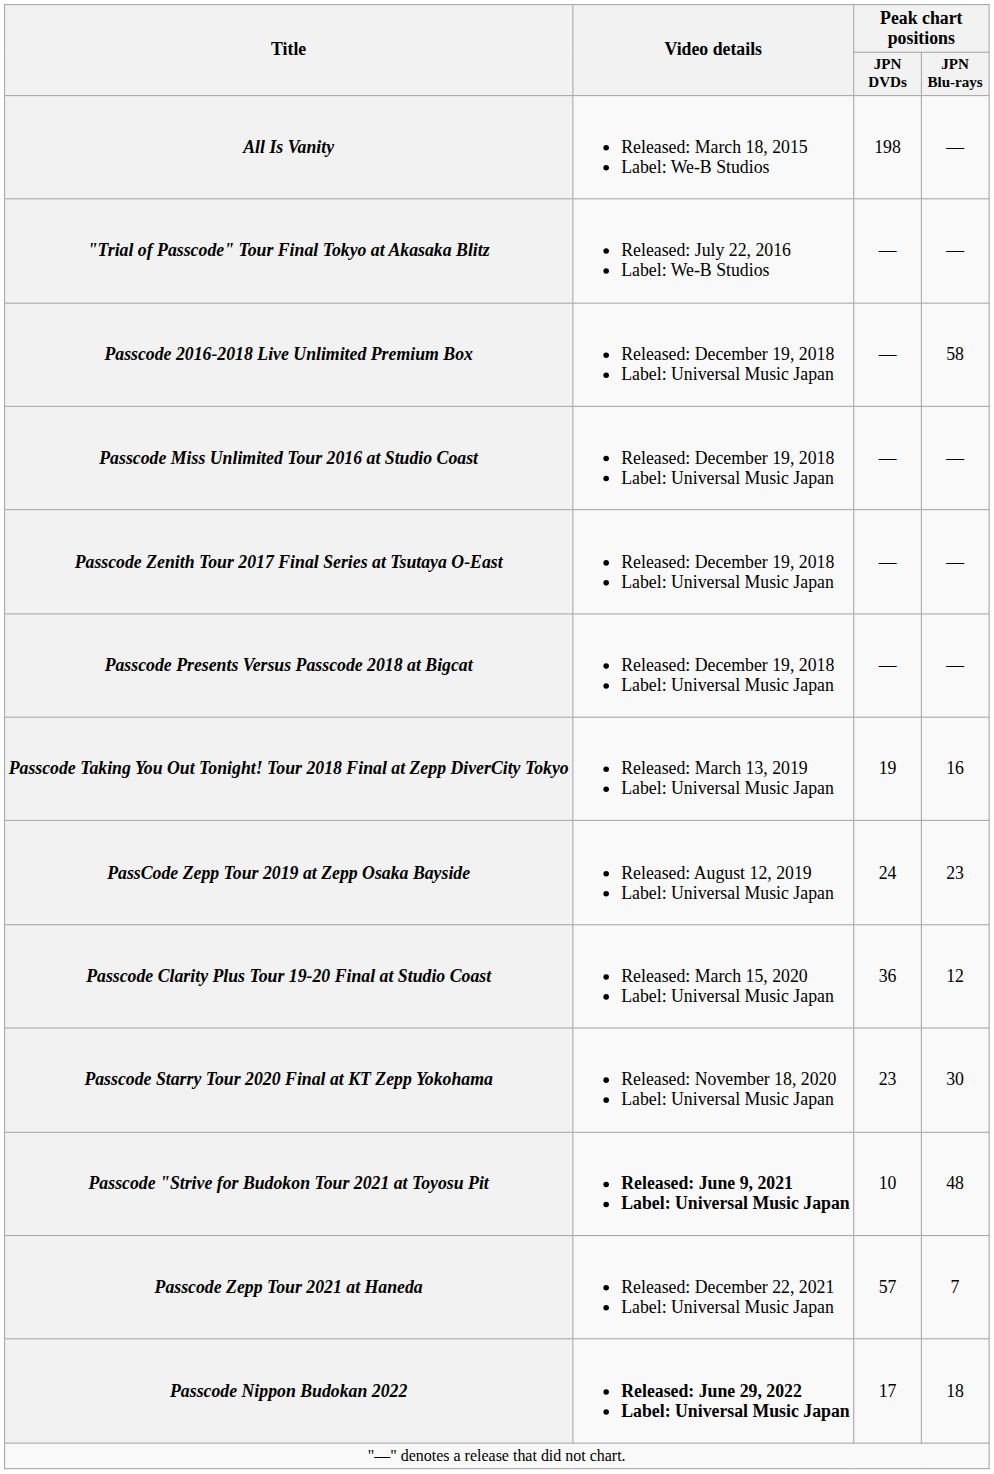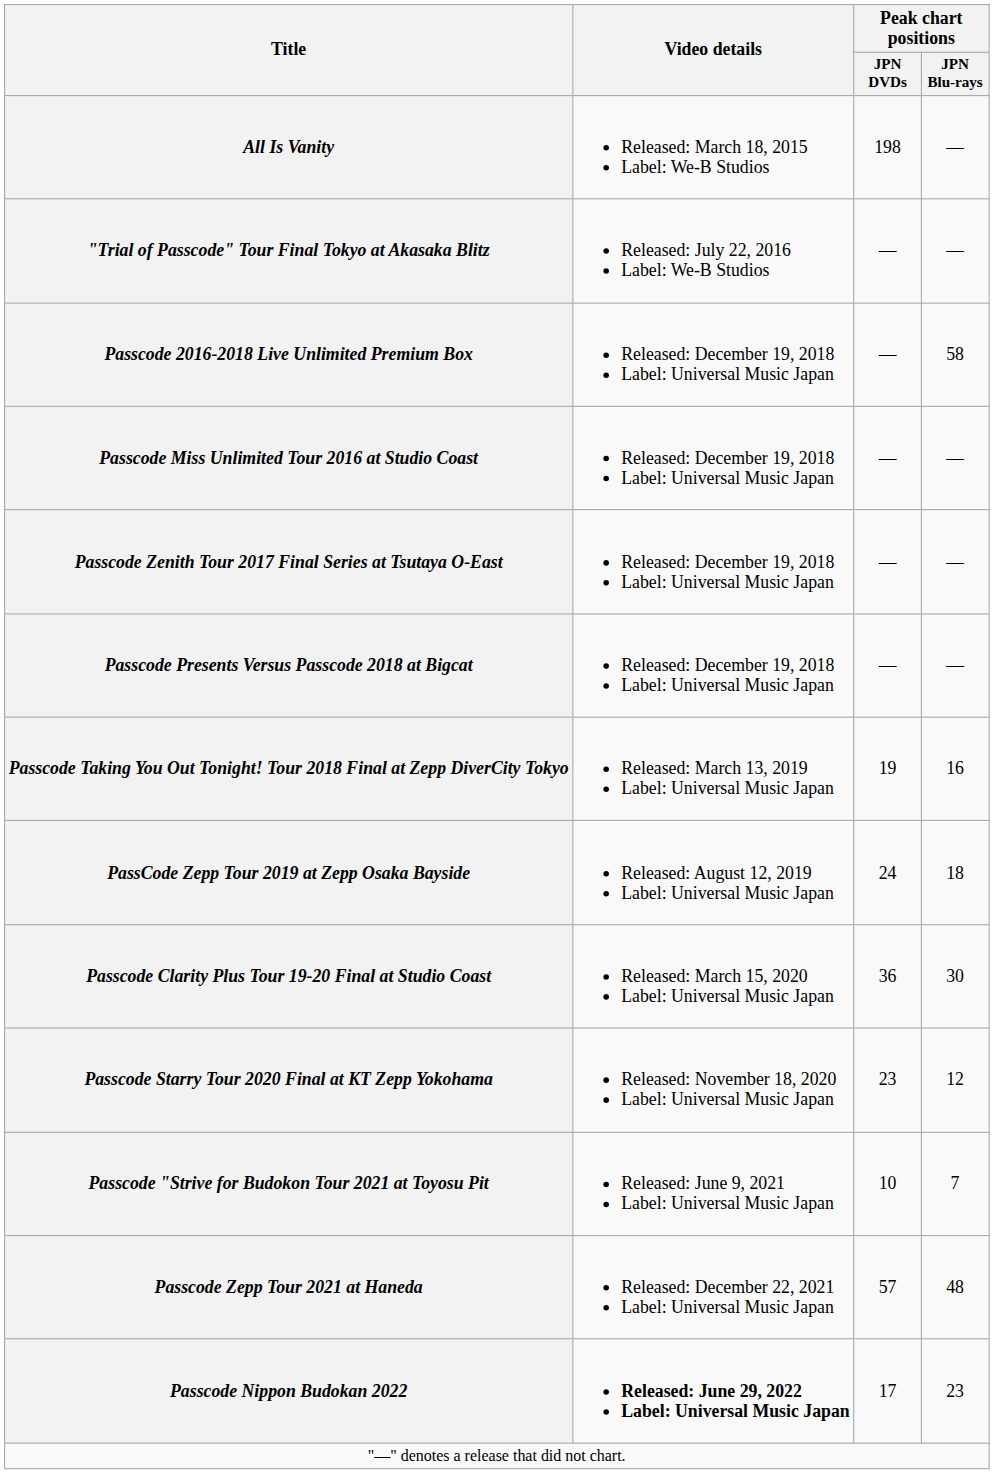(955, 872) 23 -> (955, 872) 18
(955, 976) 12 -> (955, 976) 30
(955, 1079) 30 -> (955, 1079) 12
(713, 1194) bold -> (713, 1194) normal
(955, 1183) 48 -> (955, 1183) 7
(955, 1287) 7 -> (955, 1287) 48
(955, 1390) 18 -> (955, 1390) 23
